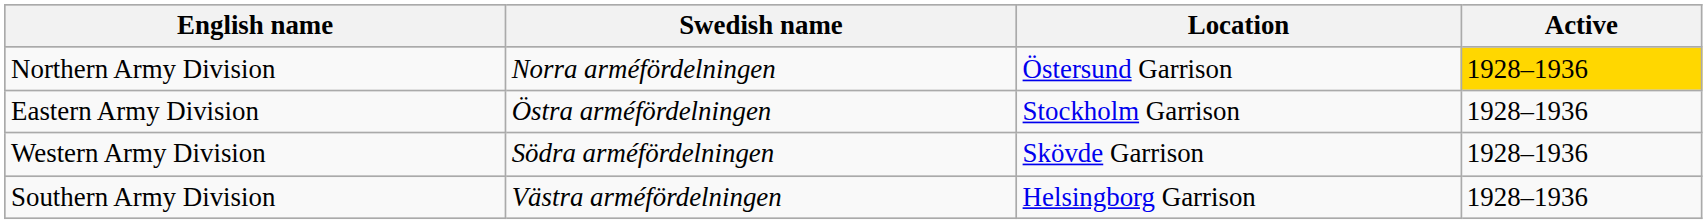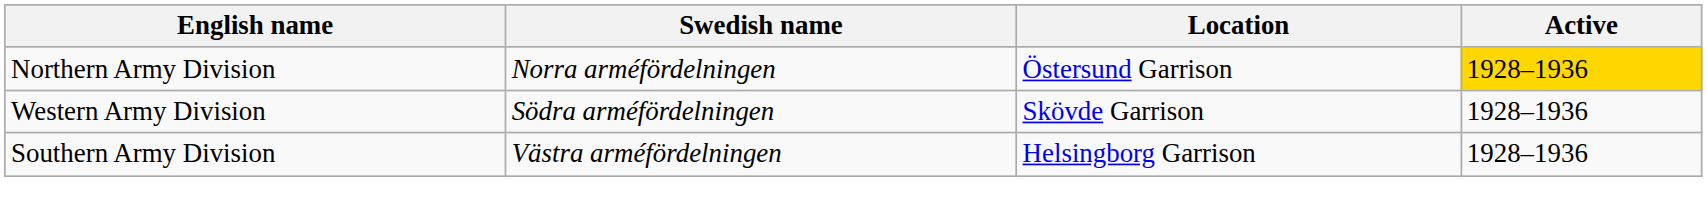- row: (135, 111)
